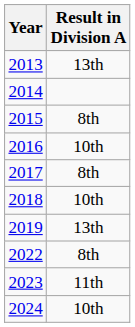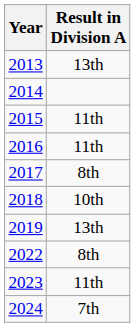(88, 118) 8th -> (88, 118) 11th
(88, 145) 10th -> (88, 145) 11th
(88, 308) 10th -> (88, 308) 7th
